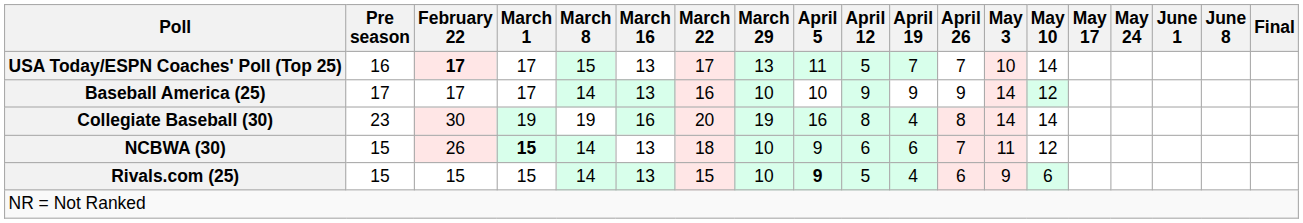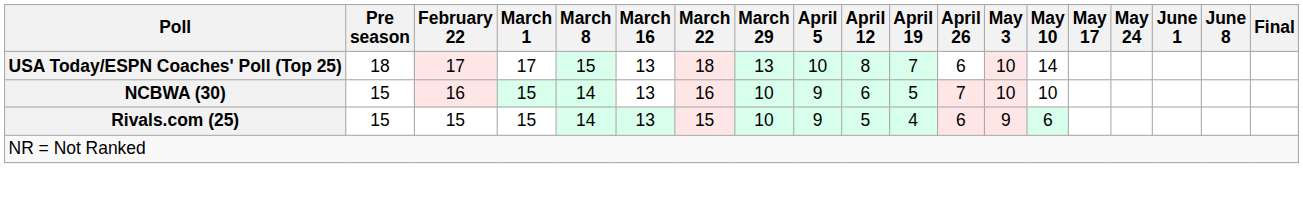(380, 65) 16 -> (380, 65) 18
(455, 65) bold -> (455, 65) normal
(705, 65) 17 -> (705, 65) 18
(818, 65) 11 -> (818, 65) 10
(865, 65) 5 -> (865, 65) 8
(961, 65) 7 -> (961, 65) 6
- row: (175, 93)
- row: (175, 120)
(455, 148) 26 -> (455, 93) 16
(526, 148) bold -> (526, 93) normal
(705, 148) 18 -> (705, 93) 16
(913, 148) 6 -> (913, 93) 5
(1006, 148) 11 -> (1006, 93) 10
(1048, 148) 12 -> (1048, 93) 10
(818, 176) bold -> (818, 120) normal
